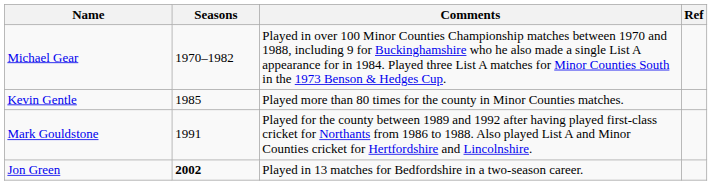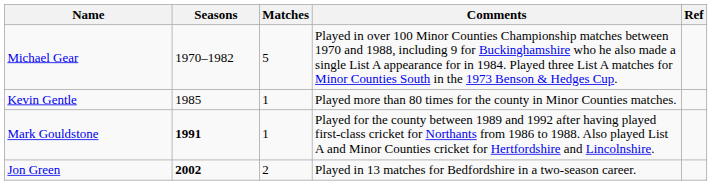+ column: (286, 14)
(188, 134) normal -> (188, 134) bold
